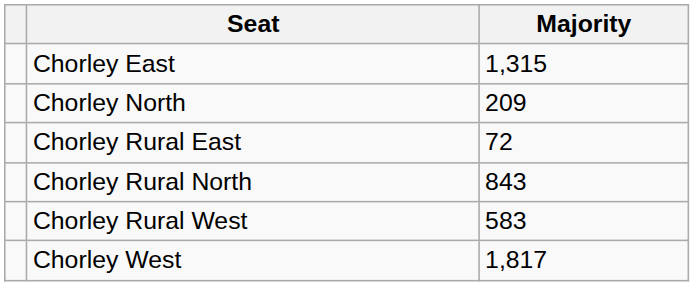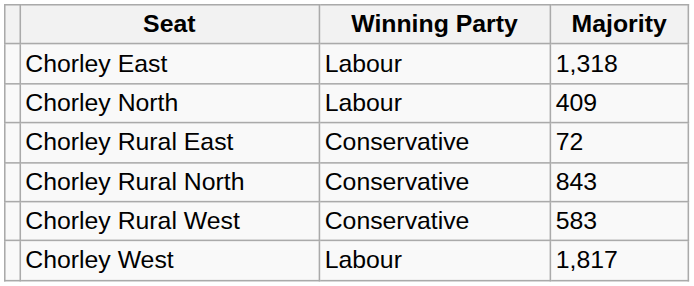+ column: (434, 24)
(516, 63) 1,315 -> (587, 63) 1,318
(506, 102) 209 -> (576, 102) 409
